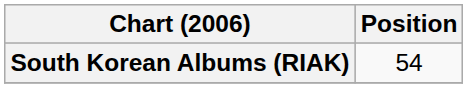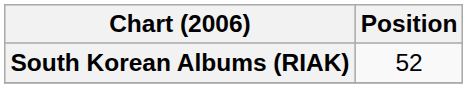(409, 62) 54 -> (409, 62) 52
